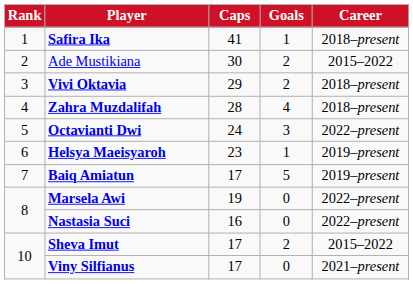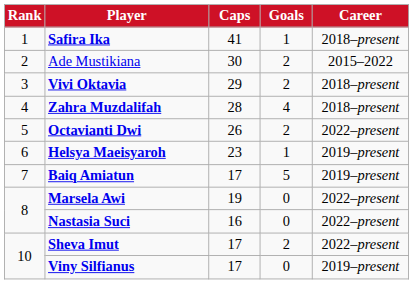(235, 130) 24 -> (235, 130) 26
(286, 130) 3 -> (286, 130) 2
(360, 244) 2015–2022 -> (360, 244) 2022–present
(360, 267) 2021–present -> (360, 267) 2019–present
